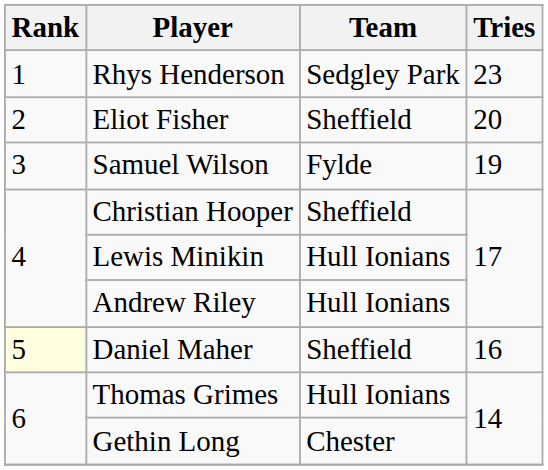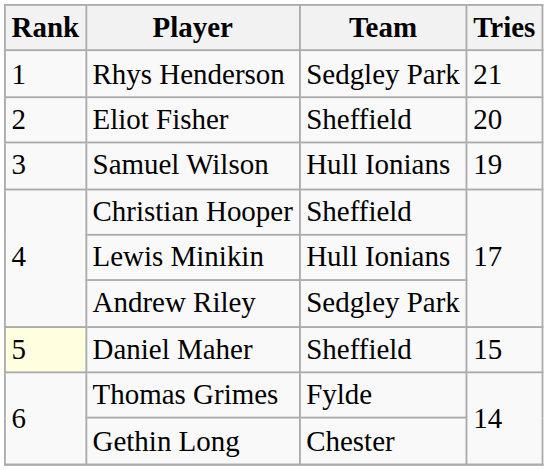(488, 73) 23 -> (488, 73) 21
(339, 165) Fylde -> (378, 165) Hull Ionians
(378, 303) Hull Ionians -> (383, 303) Sedgley Park
(488, 348) 16 -> (488, 348) 15
(378, 394) Hull Ionians -> (339, 394) Fylde
